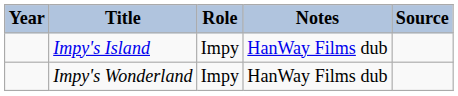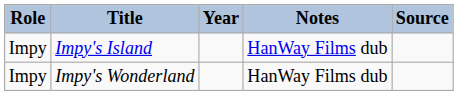columns swapped: (27, 18) <-> (220, 18)
